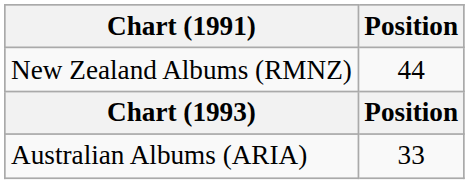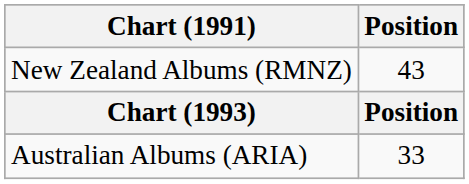(411, 69) 44 -> (411, 69) 43
